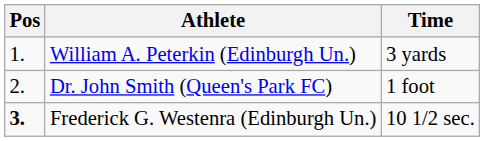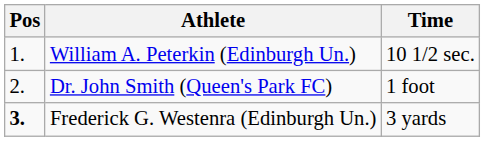(416, 53) 3 yards -> (430, 53) 10 1/2 sec.
(430, 119) 10 1/2 sec. -> (416, 119) 3 yards
